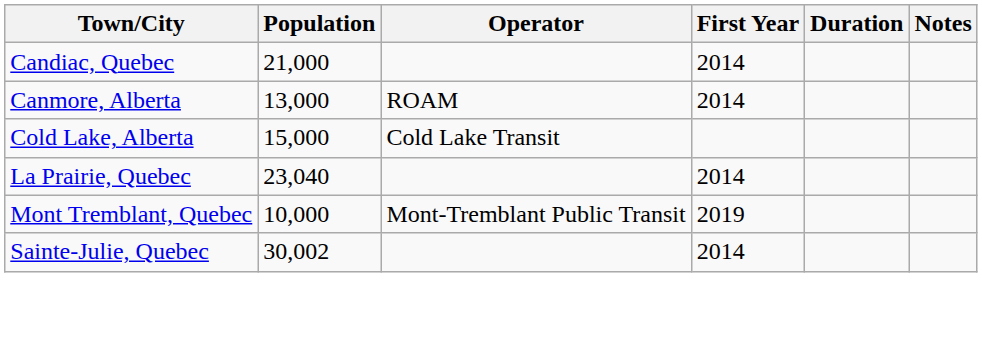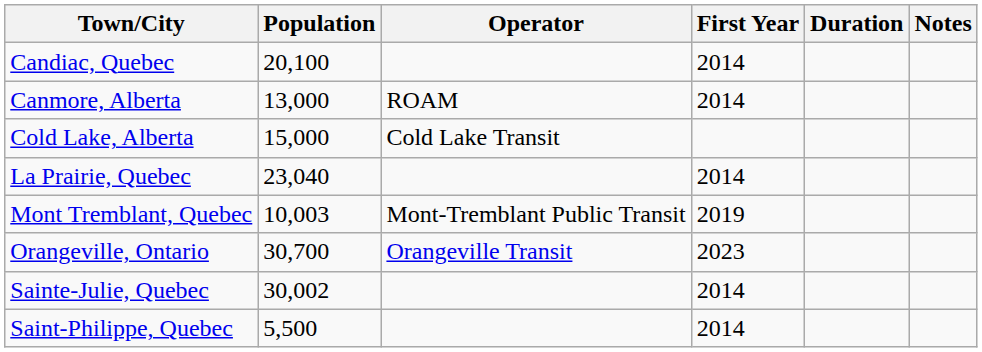(296, 61) 21,000 -> (296, 61) 20,100
(296, 213) 10,000 -> (296, 213) 10,003
+ row: (110, 251)
+ row: (122, 328)
